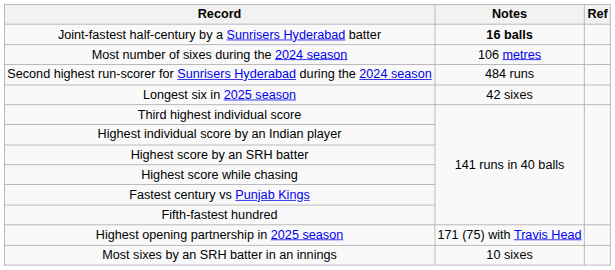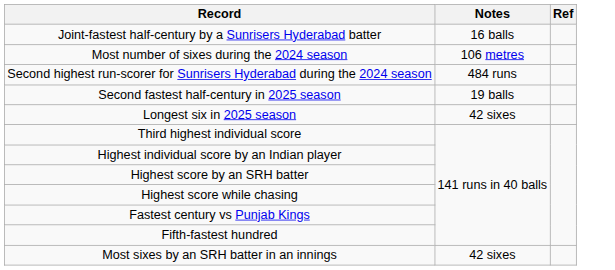(510, 34) bold -> (492, 34) normal
+ row: (220, 94)
- row: (220, 235)
(510, 255) 10 sixes -> (492, 255) 42 sixes
